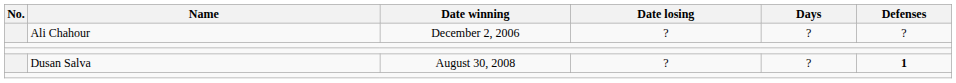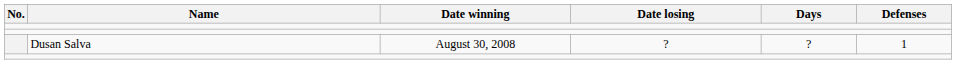- row: (60, 33)
(904, 63) bold -> (904, 44) normal
